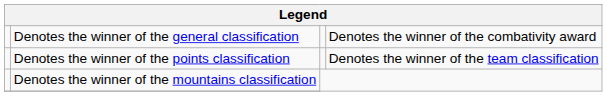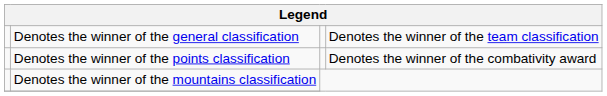(463, 36) Denotes the winner of the combativity award -> (464, 36) Denotes the winner of the team classification
(464, 58) Denotes the winner of the team classification -> (463, 58) Denotes the winner of the combativity award
